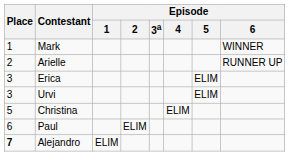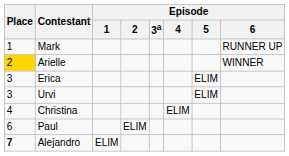(243, 47) WINNER -> (253, 47) RUNNER UP
(9, 63) no background -> (9, 63) gold background
(253, 63) RUNNER UP -> (243, 63) WINNER
(9, 111) 5 -> (9, 111) 4
